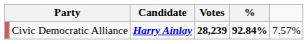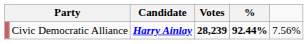(250, 30) 92.84% -> (250, 30) 92.44%
(286, 30) 7.57% -> (286, 30) 7.56%
